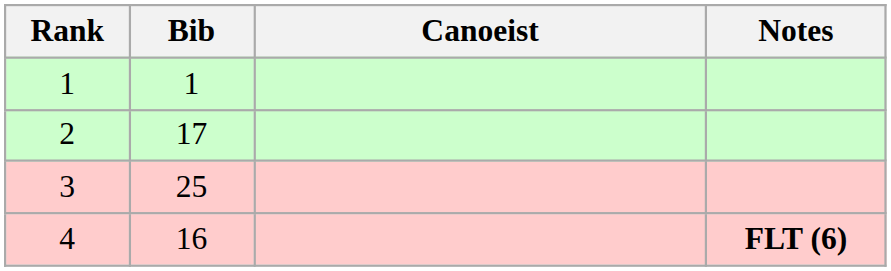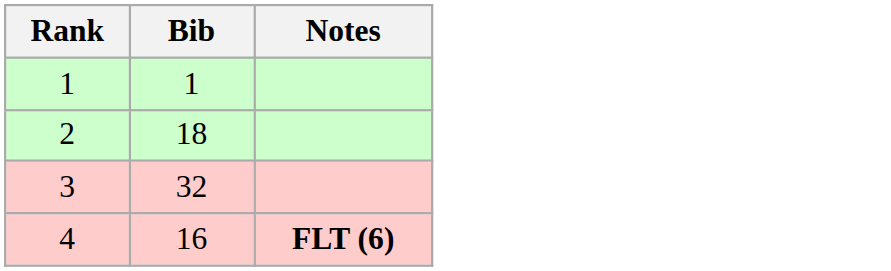- column: (480, 30)
(192, 134) 17 -> (192, 134) 18
(192, 186) 25 -> (192, 186) 32
